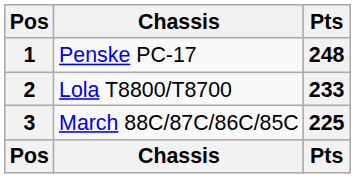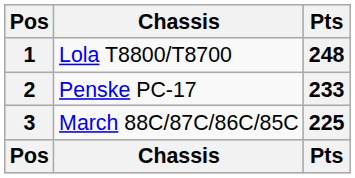(128, 55) Penske PC-17 -> (146, 55) Lola T8800/T8700
(146, 89) Lola T8800/T8700 -> (128, 89) Penske PC-17
